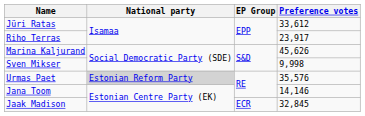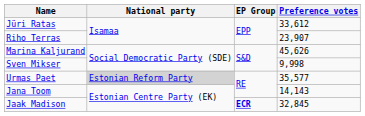(294, 38) 23,917 -> (294, 38) 23,907
(294, 78) 35,576 -> (294, 78) 35,577
(294, 91) 14,146 -> (294, 91) 14,143
(243, 104) normal -> (243, 104) bold
